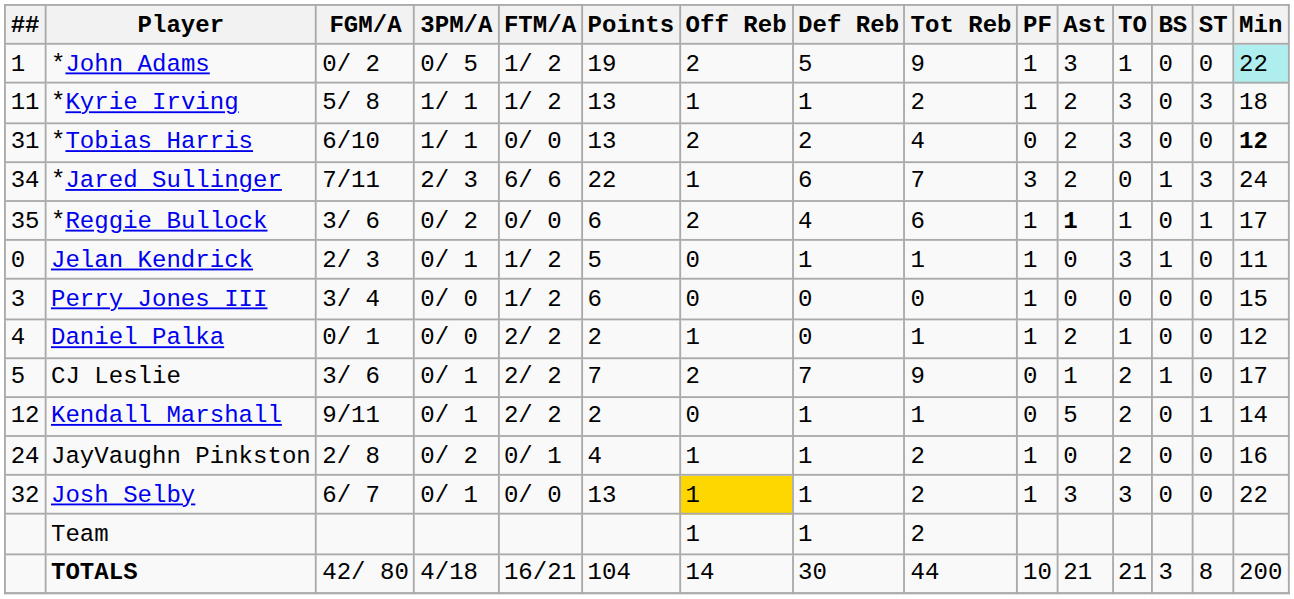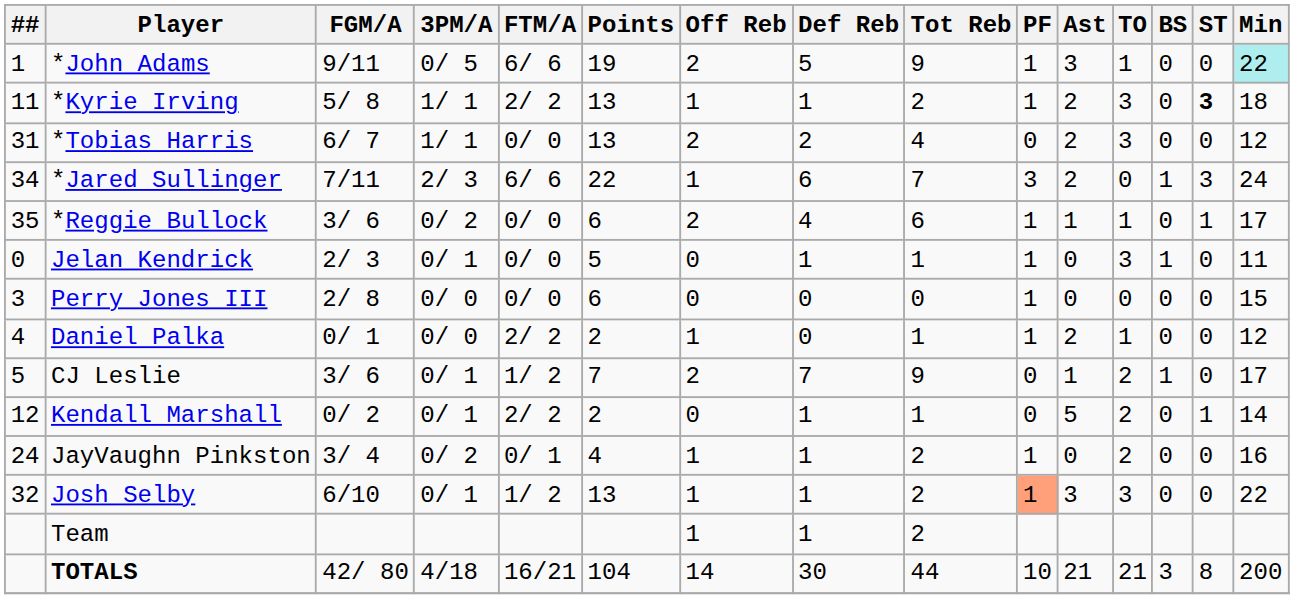(351, 64) 0/ 2 -> (351, 64) 9/11
(533, 64) 1/ 2 -> (533, 64) 6/ 6
(533, 103) 1/ 2 -> (533, 103) 2/ 2
(1206, 103) normal -> (1206, 103) bold
(351, 142) 6/10 -> (351, 142) 6/ 7
(1253, 142) bold -> (1253, 142) normal
(1071, 221) bold -> (1071, 221) normal
(533, 260) 1/ 2 -> (533, 260) 0/ 0
(351, 299) 3/ 4 -> (351, 299) 2/ 8
(533, 299) 1/ 2 -> (533, 299) 0/ 0
(533, 377) 2/ 2 -> (533, 377) 1/ 2
(351, 416) 9/11 -> (351, 416) 0/ 2
(351, 456) 2/ 8 -> (351, 456) 3/ 4
(351, 495) 6/ 7 -> (351, 495) 6/10
(533, 495) 0/ 0 -> (533, 495) 1/ 2
(693, 495) gold background -> (693, 495) no background
(1030, 495) no background -> (1030, 495) lightsalmon background
